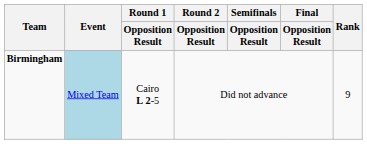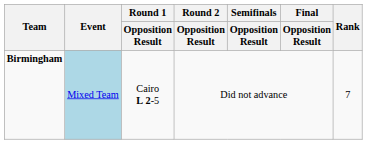(348, 95) 9 -> (348, 95) 7
